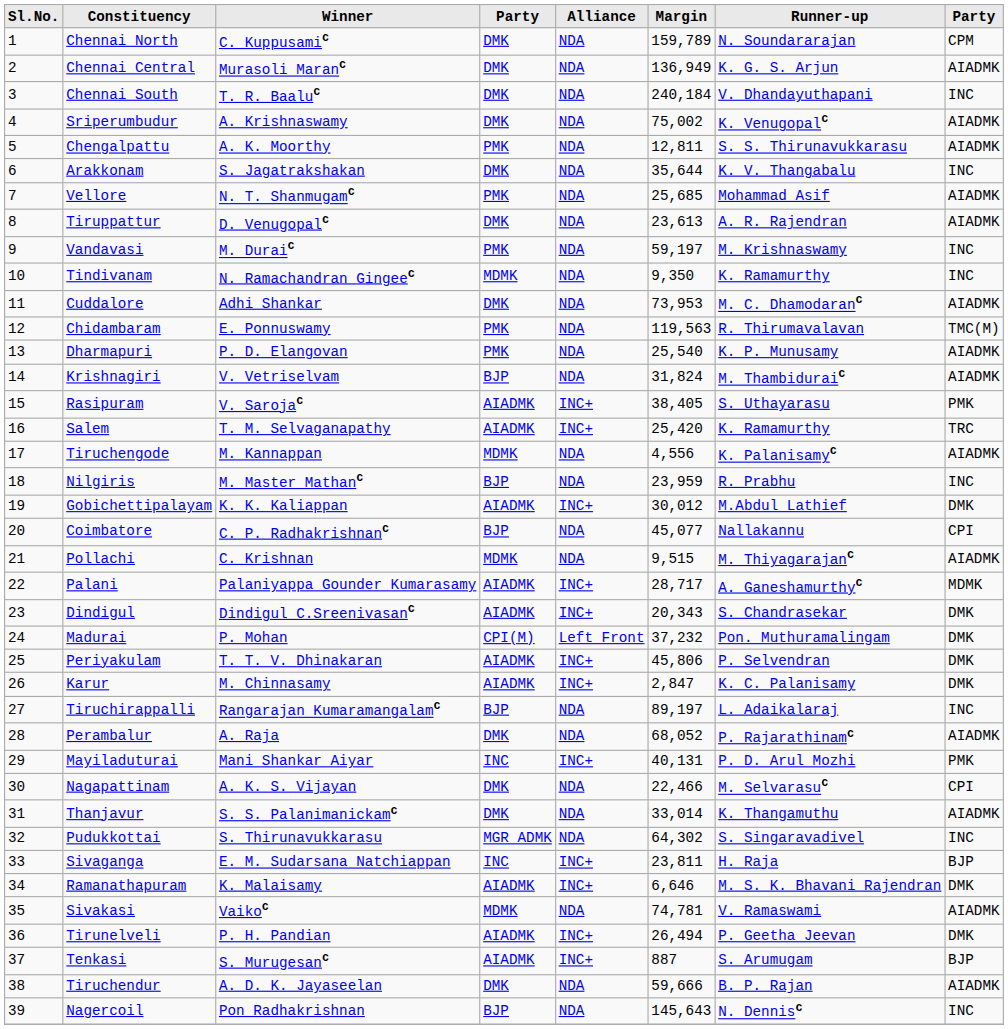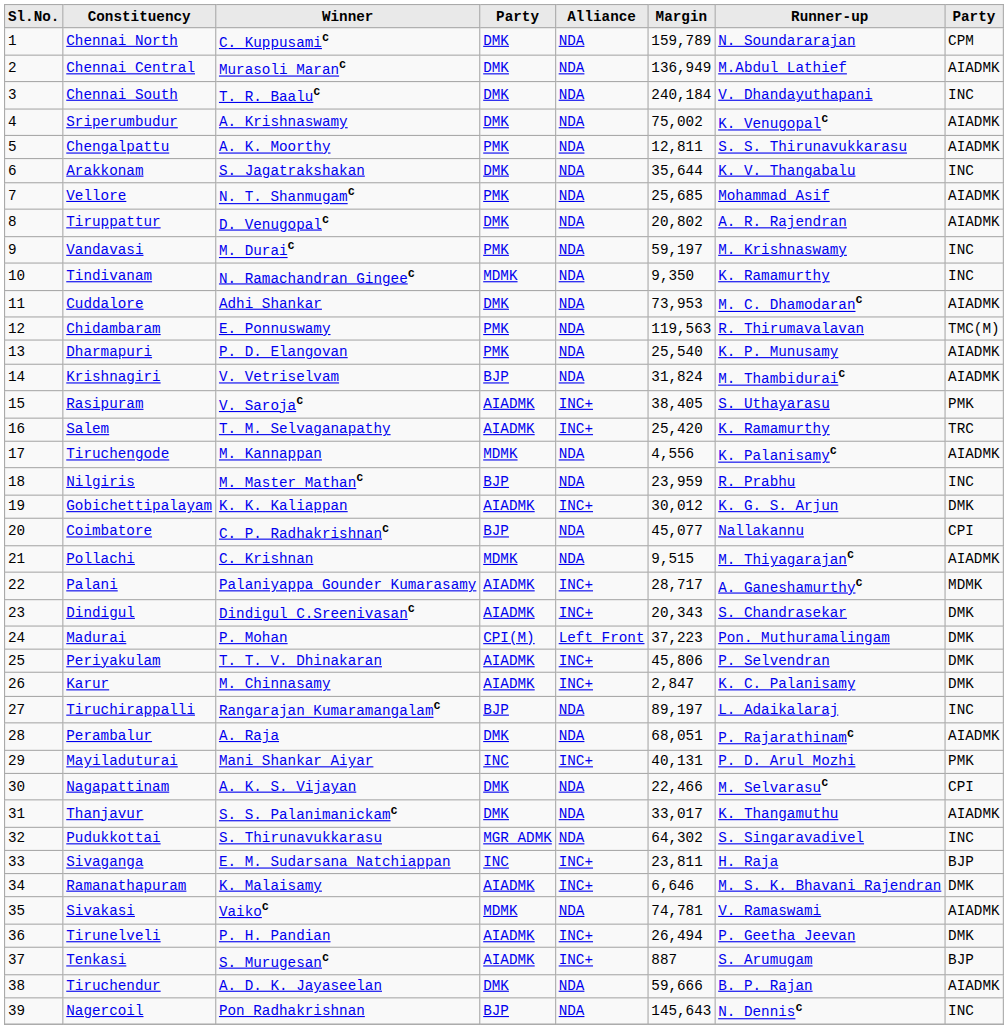(778, 68) K. G. S. Arjun -> (783, 68) M.Abdul Lathief
(677, 223) 23,613 -> (677, 223) 20,802
(783, 507) M.Abdul Lathief -> (778, 507) K. G. S. Arjun
(677, 638) 37,232 -> (677, 638) 37,223
(677, 736) 68,052 -> (677, 736) 68,051
(677, 814) 33,014 -> (677, 814) 33,017
